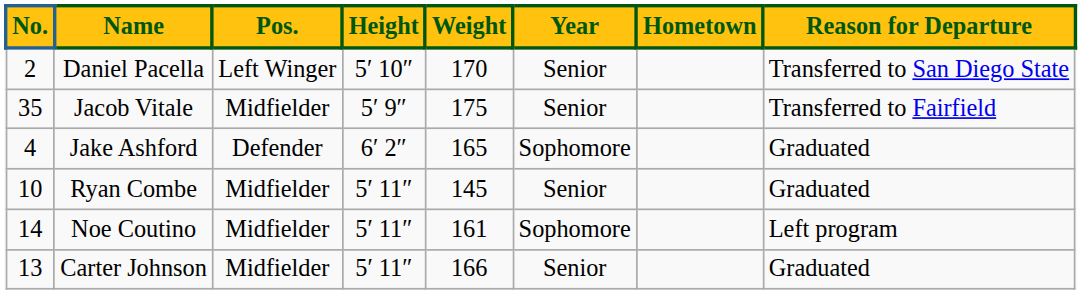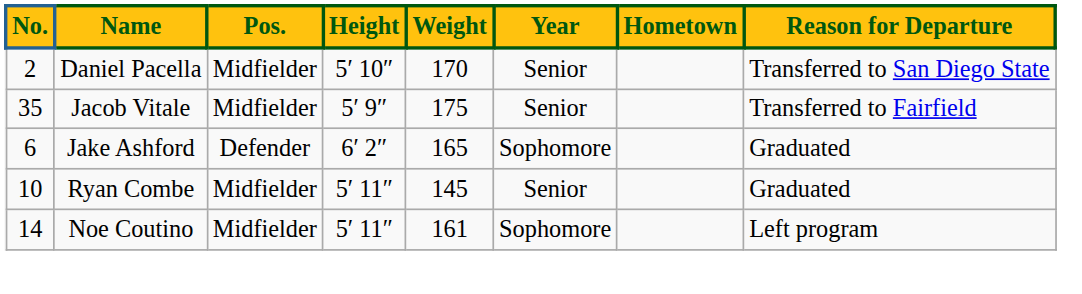(277, 68) Left Winger -> (265, 68) Midfielder
(30, 148) 4 -> (30, 148) 6
- row: (134, 269)
